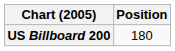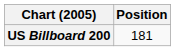(142, 35) 180 -> (142, 35) 181
